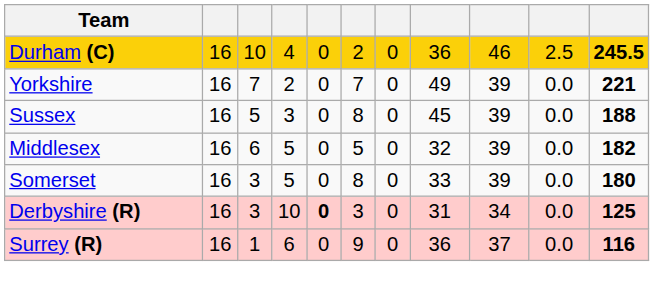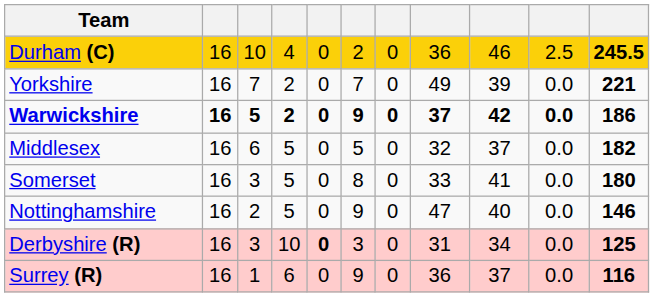- row: (42, 116)
+ row: (74, 116)
(499, 148) 39 -> (499, 148) 37
(499, 180) 39 -> (499, 180) 41
+ row: (83, 212)
